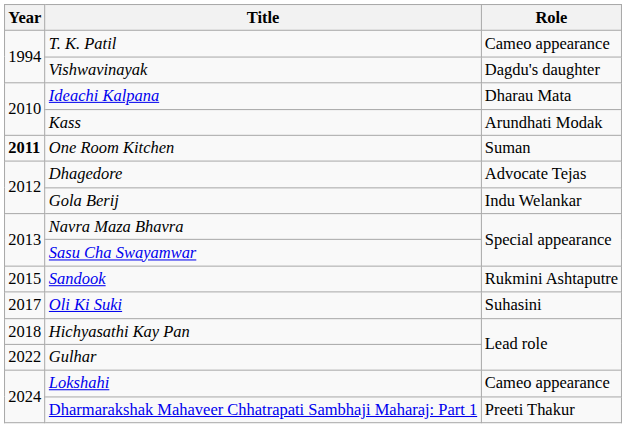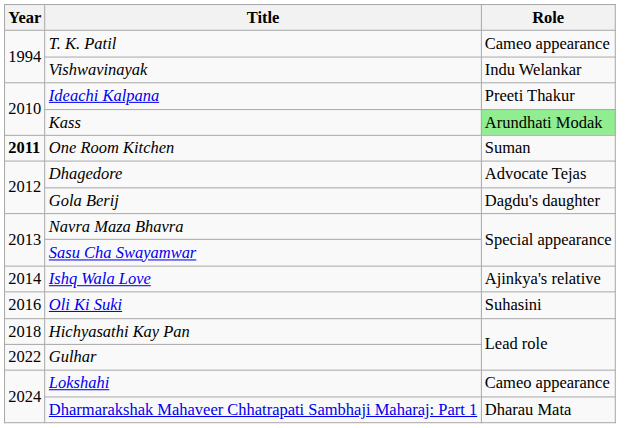(542, 69) Dagdu's daughter -> (533, 69) Indu Welankar
(528, 95) Dharau Mata -> (530, 95) Preeti Thakur
(544, 122) no background -> (544, 122) lightgreen background
(533, 200) Indu Welankar -> (542, 200) Dagdu's daughter
+ row: (100, 278)
- row: (77, 278)
(25, 305) 2017 -> (25, 305) 2016
(530, 409) Preeti Thakur -> (528, 409) Dharau Mata
